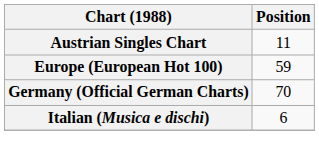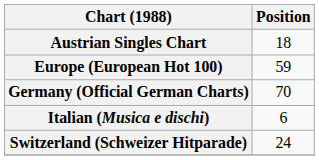(283, 42) 11 -> (283, 42) 18
+ row: (128, 142)
